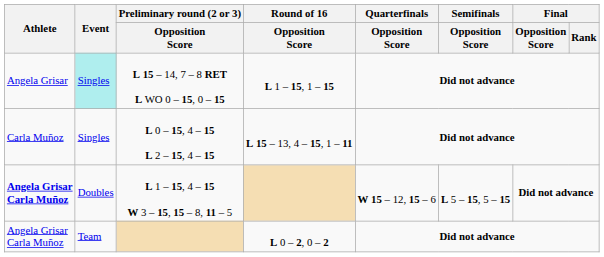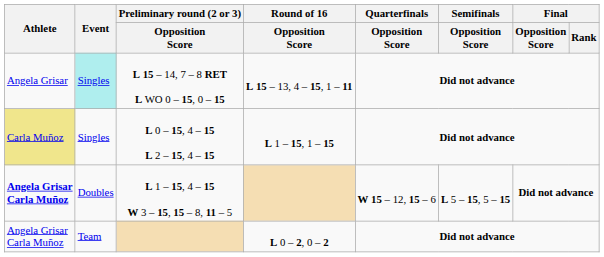(299, 87) L 1 – 15, 1 – 15 -> (299, 87) L 15 – 13, 4 – 15, 1 – 11
(35, 137) no background -> (35, 137) khaki background
(299, 143) L 15 – 13, 4 – 15, 1 – 11 -> (299, 143) L 1 – 15, 1 – 15
